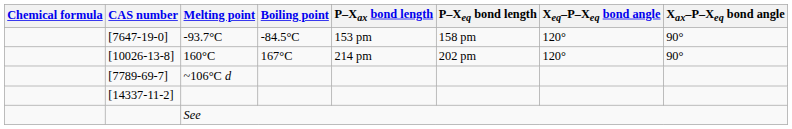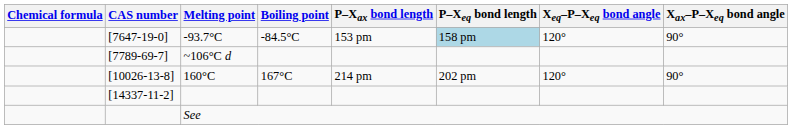(457, 37) no background -> (457, 37) lightblue background
rows swapped: (141, 56) <-> (138, 76)
